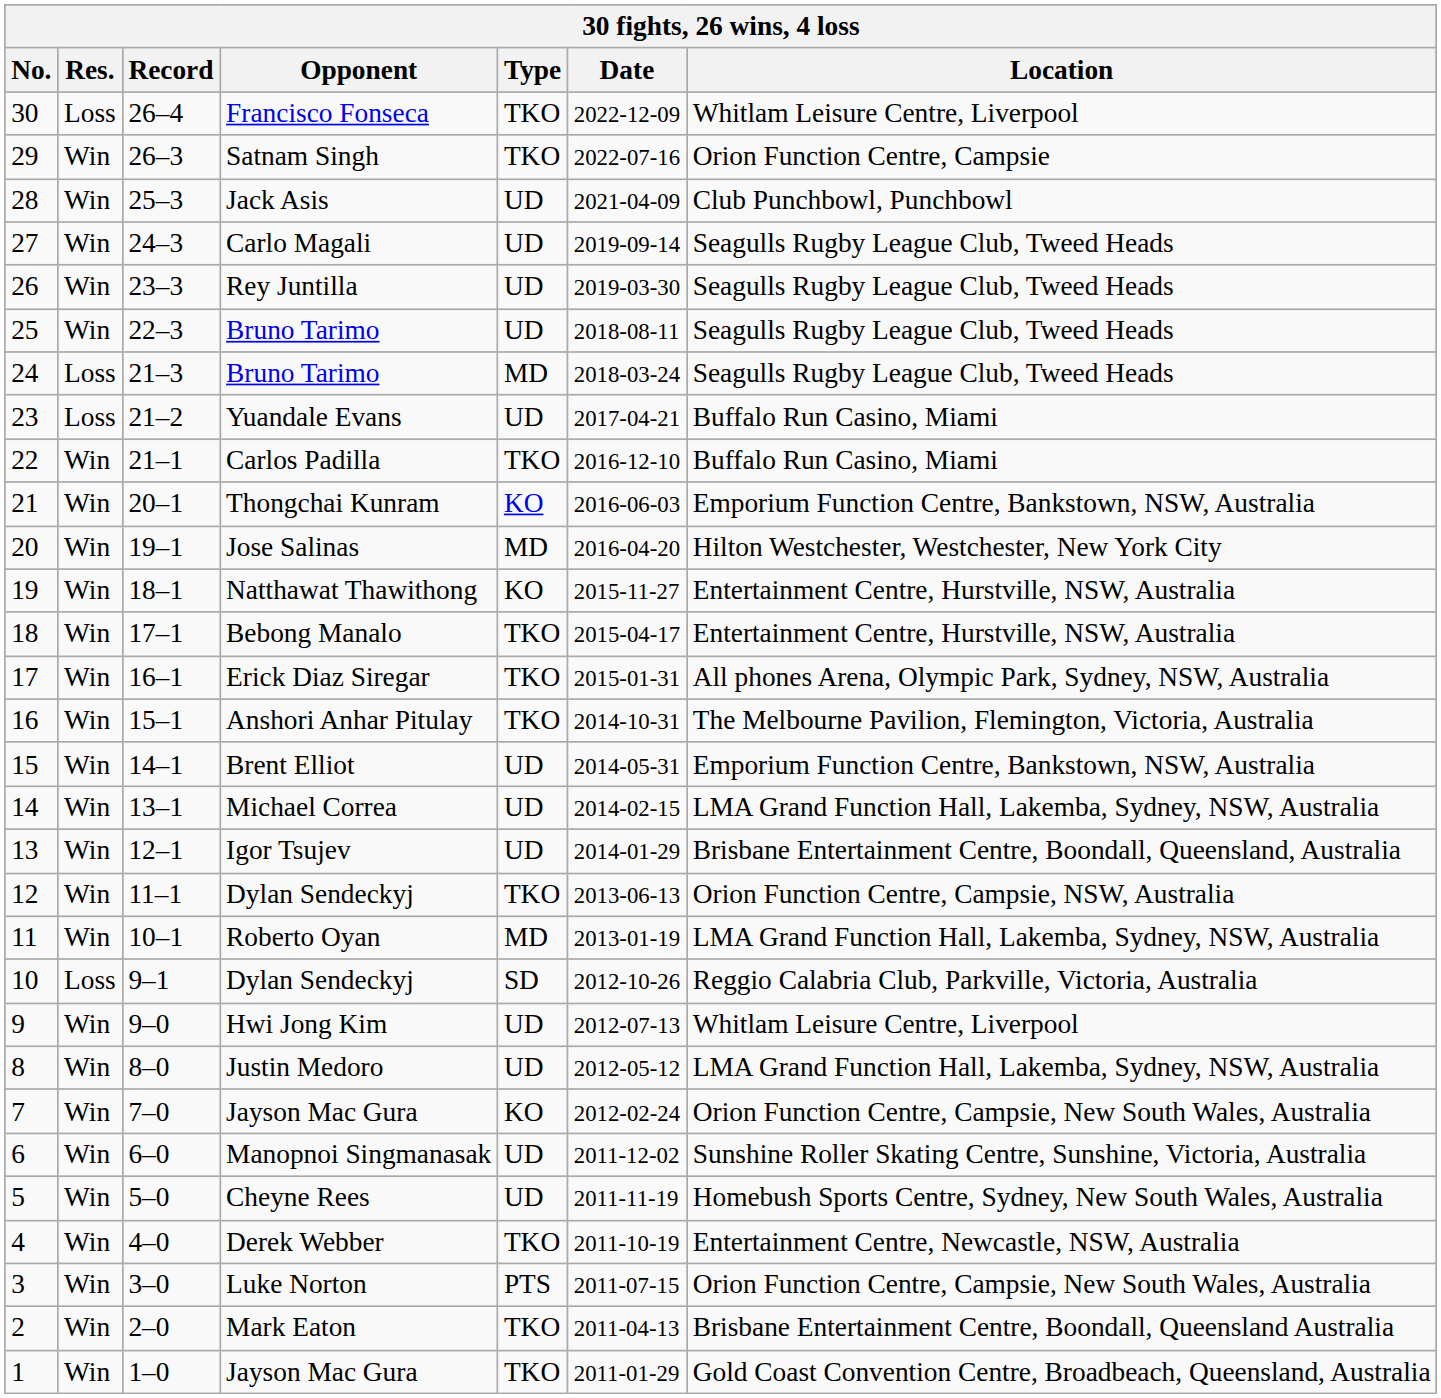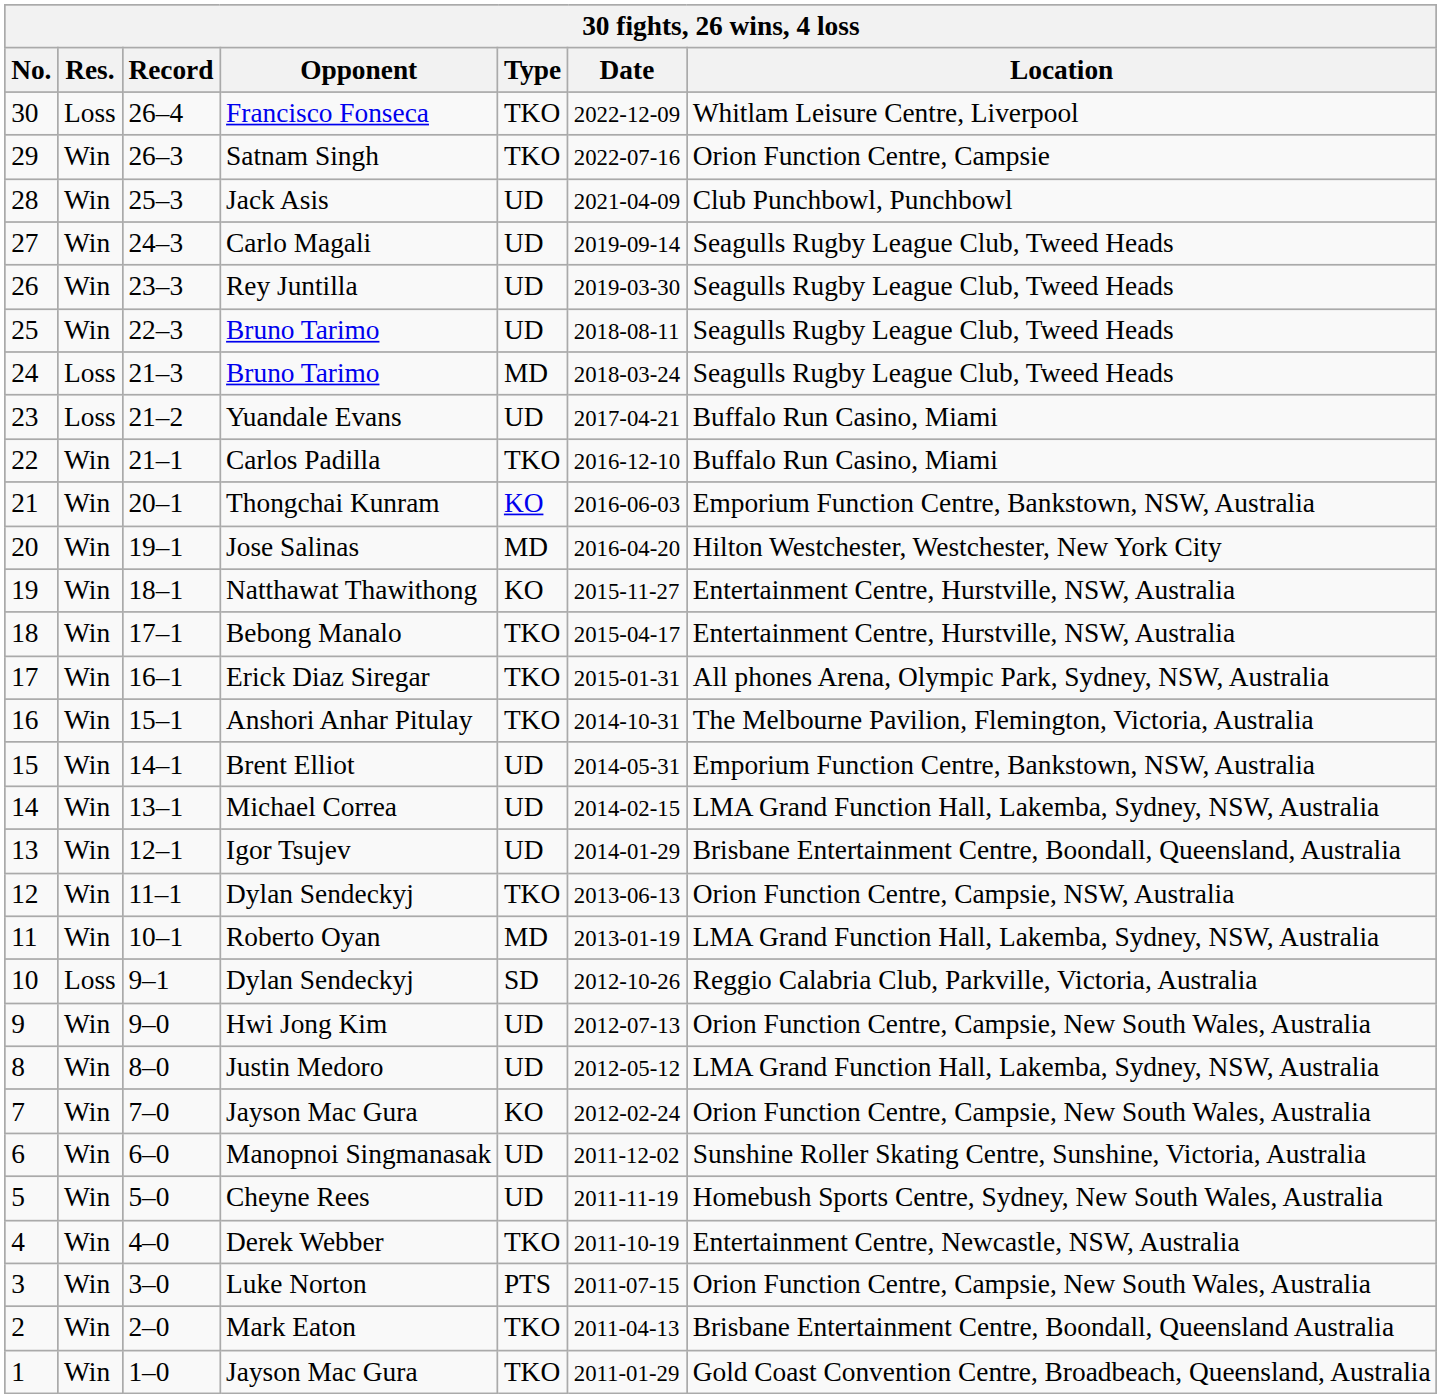(886, 1024) Whitlam Leisure Centre, Liverpool -> (1032, 1024) Orion Function Centre, Campsie, New South Wales, Australia
